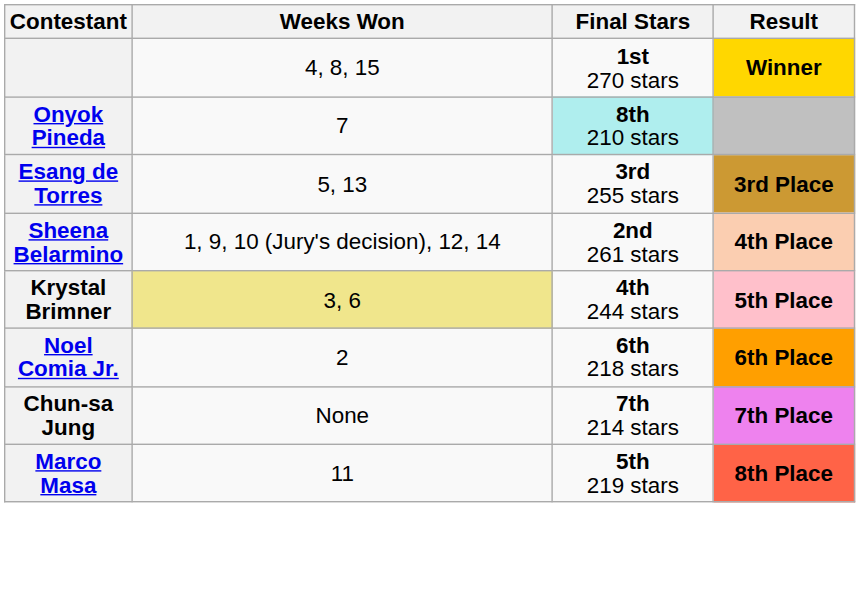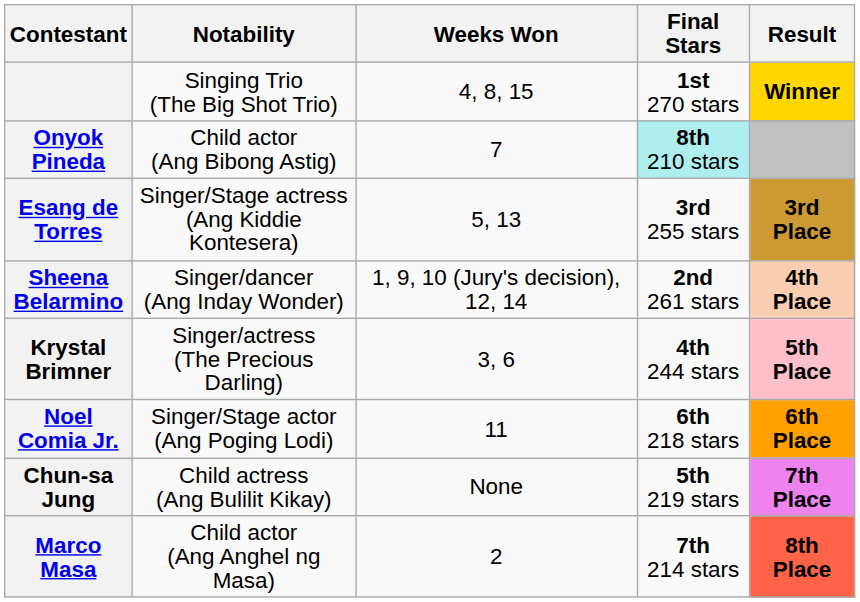+ column: (244, 34)
(342, 299) khaki background -> (496, 359) no background
(342, 357) 2 -> (496, 429) 11
(633, 415) 7th 214 stars -> (693, 487) 5th 219 stars
(342, 473) 11 -> (496, 557) 2
(633, 473) 5th 219 stars -> (693, 557) 7th 214 stars
